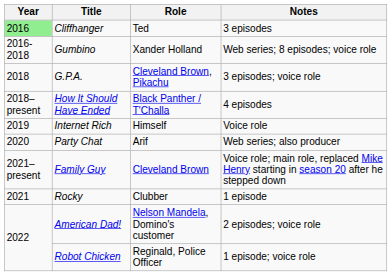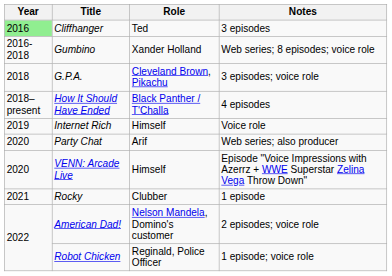+ row: (87, 169)
- row: (80, 169)
